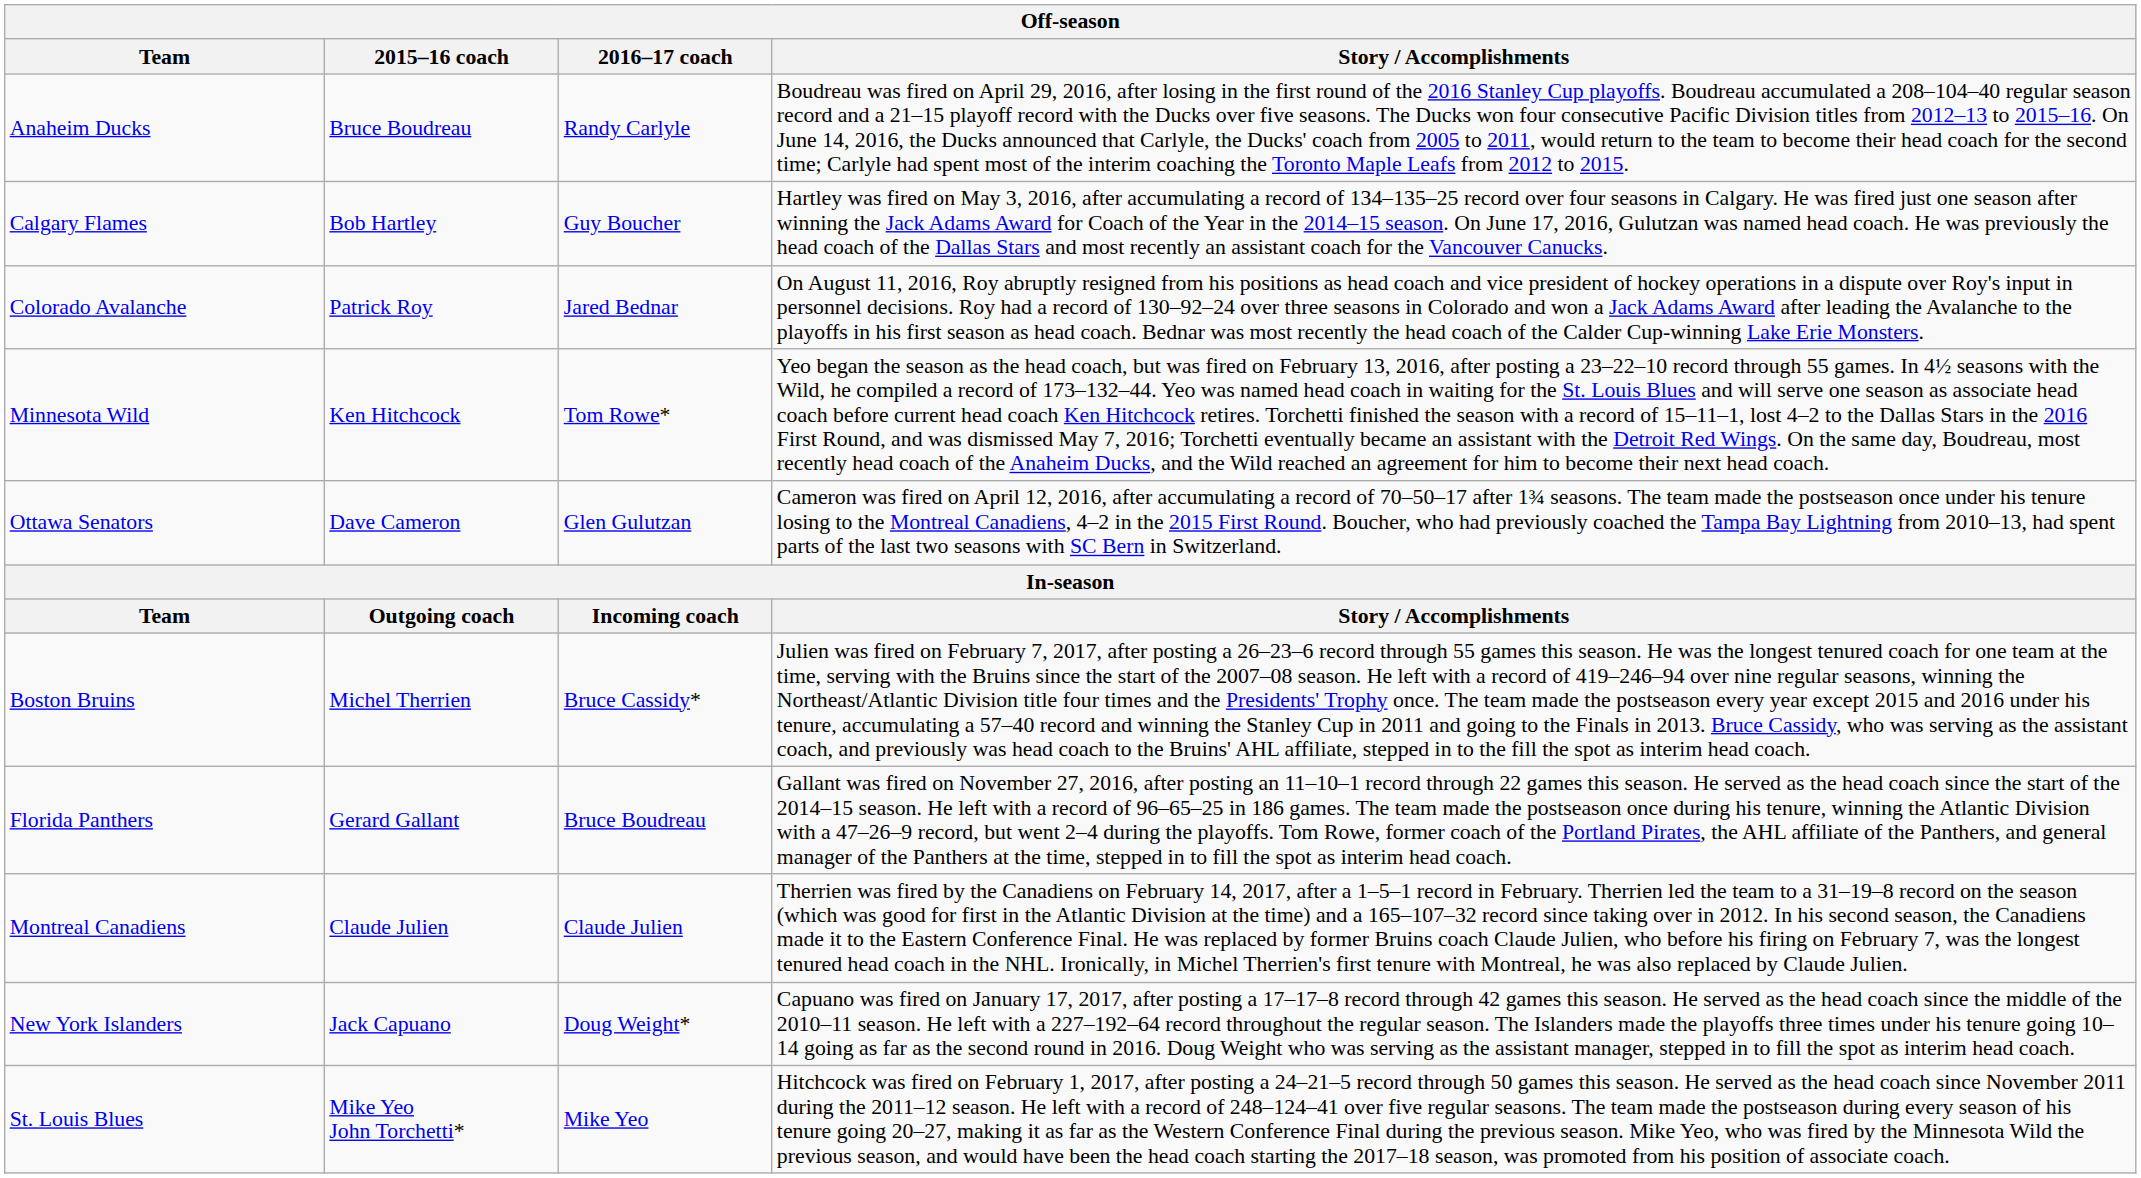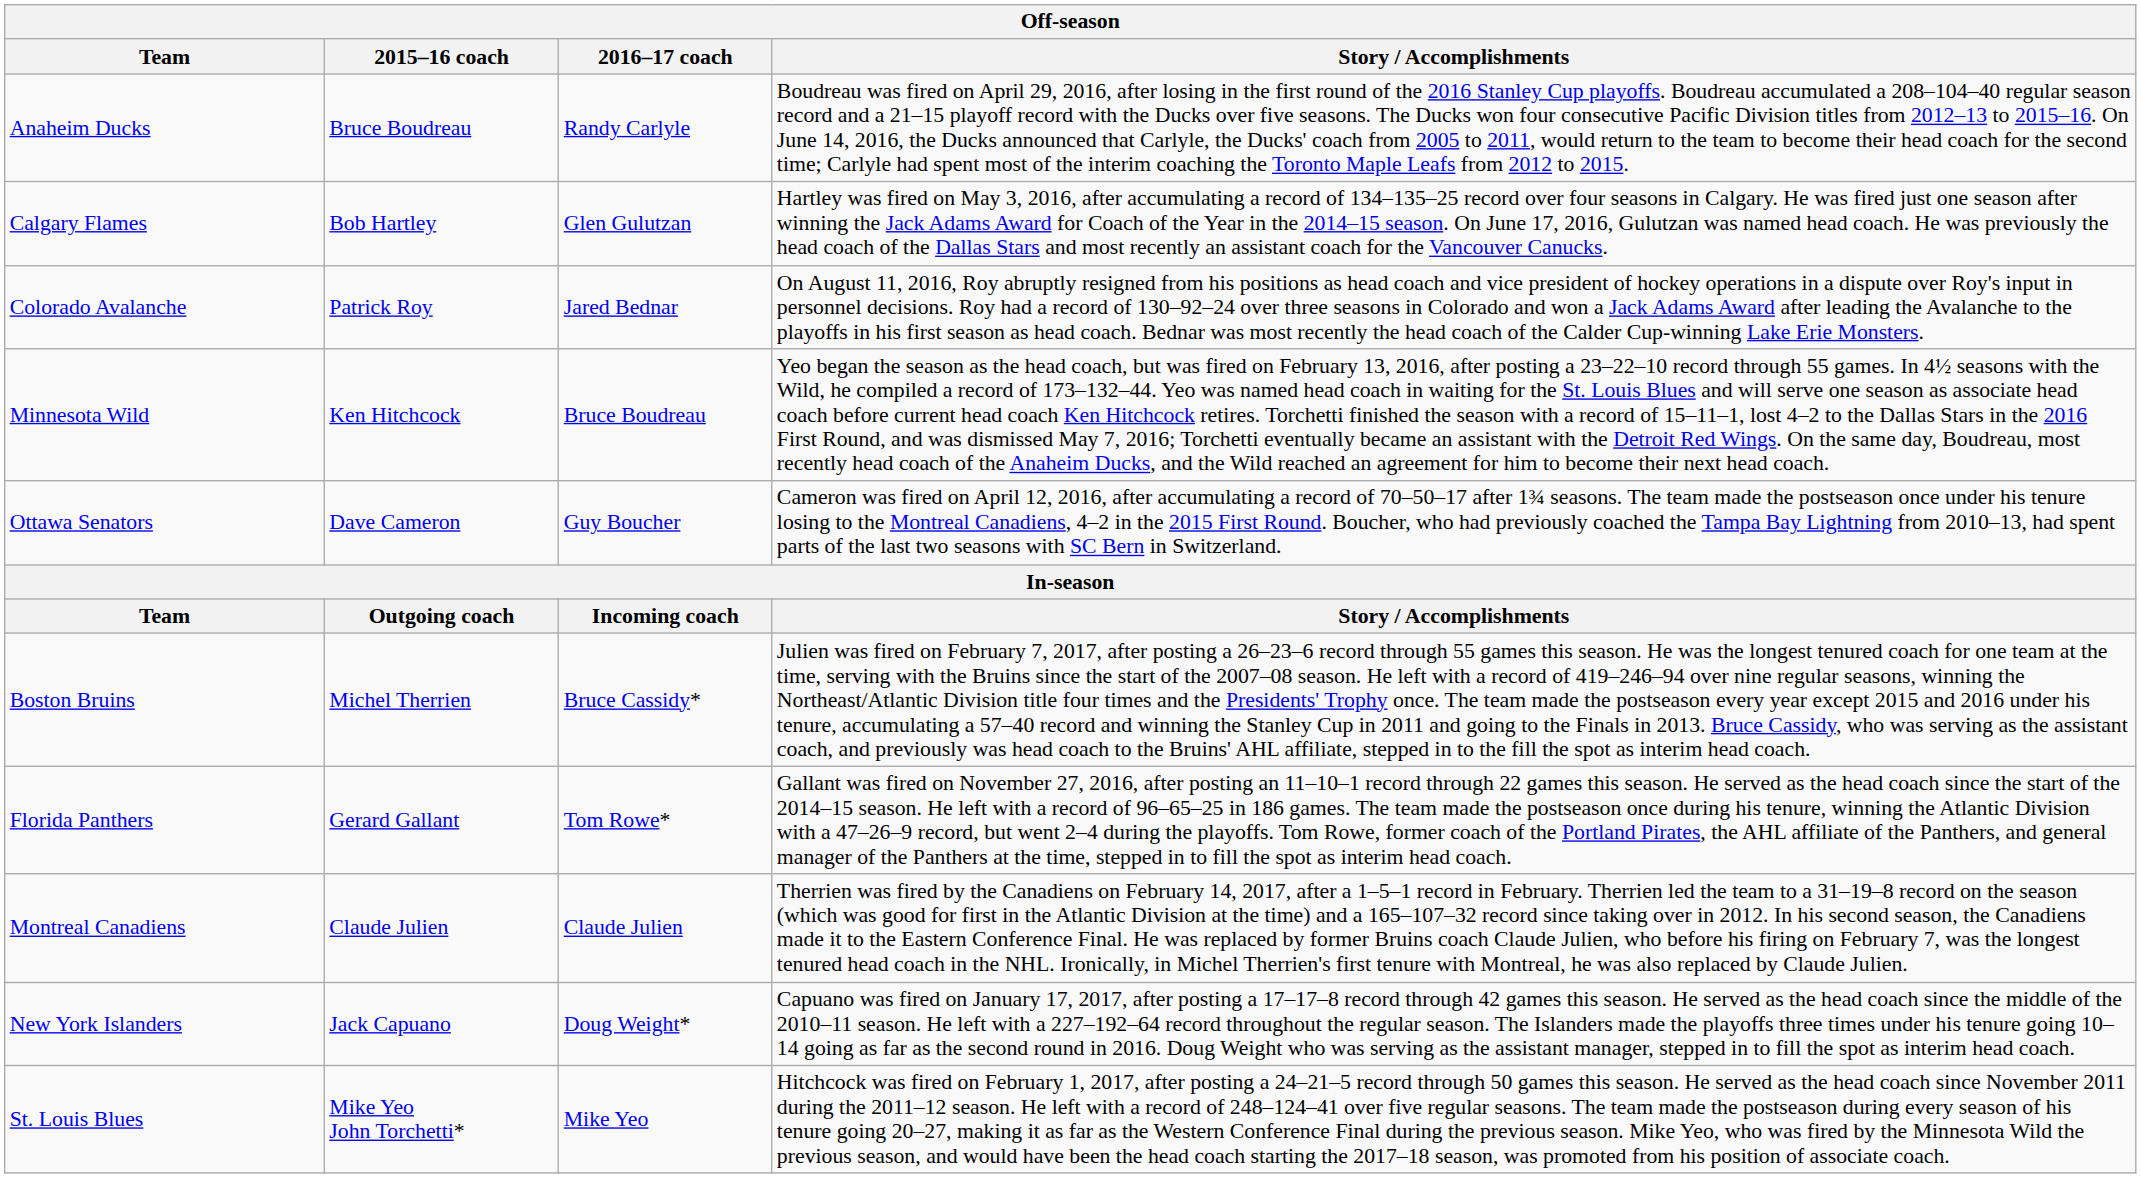(622, 223) Guy Boucher -> (628, 223) Glen Gulutzan
(617, 414) Tom Rowe* -> (635, 414) Bruce Boudreau
(628, 522) Glen Gulutzan -> (622, 522) Guy Boucher
(635, 819) Bruce Boudreau -> (617, 819) Tom Rowe*
